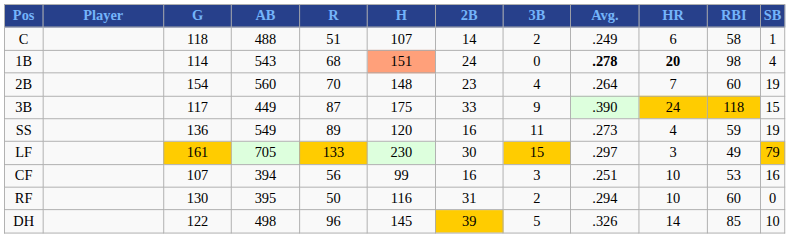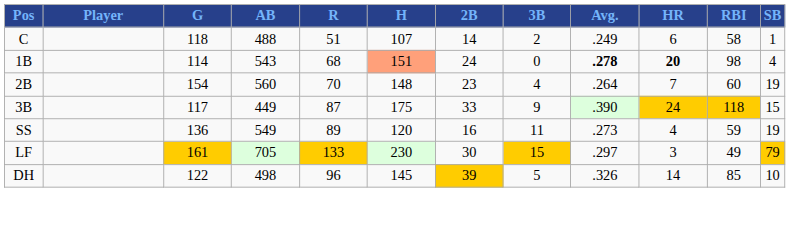- row: (24, 175)
- row: (24, 198)
